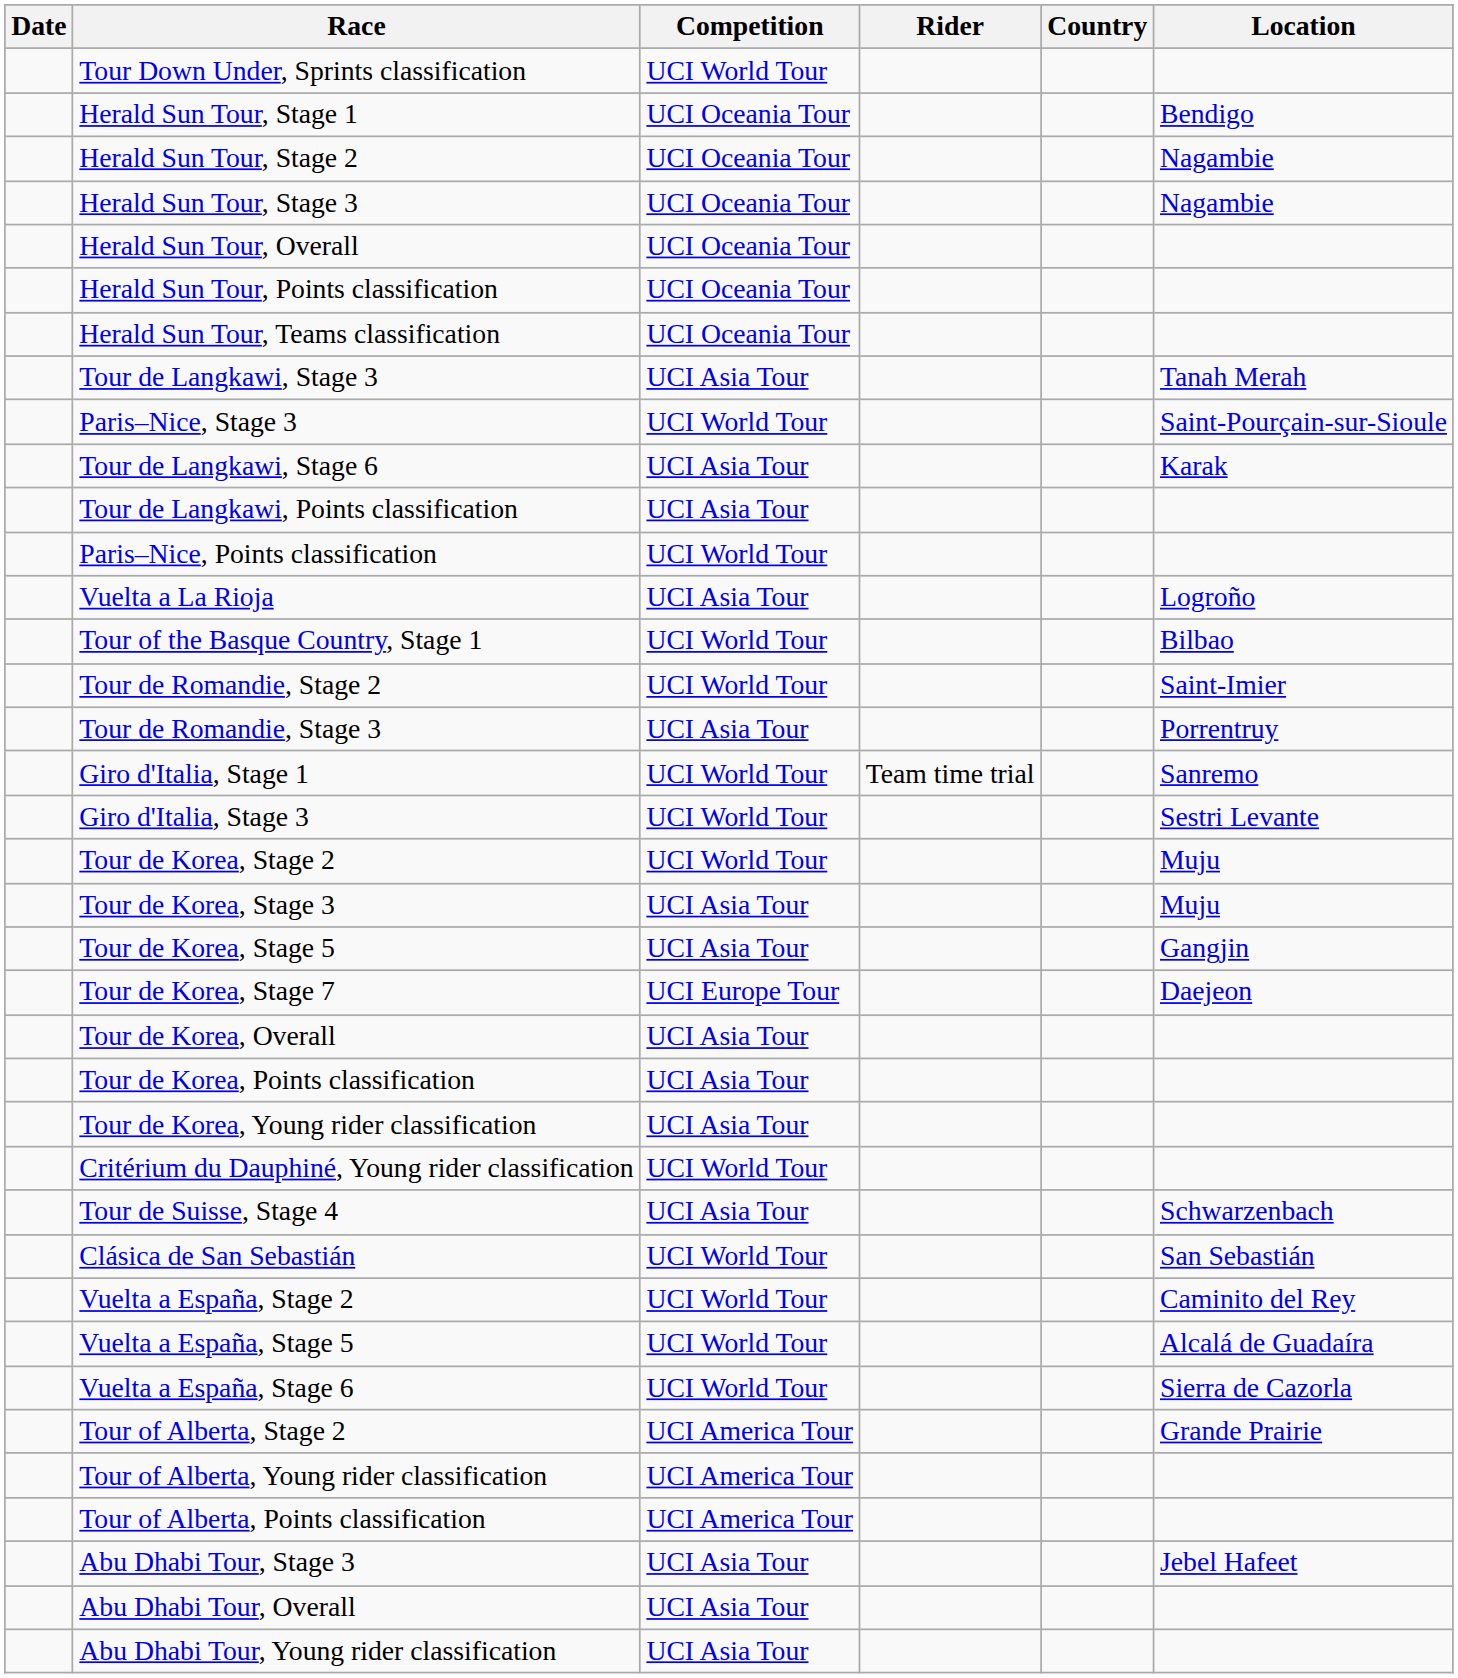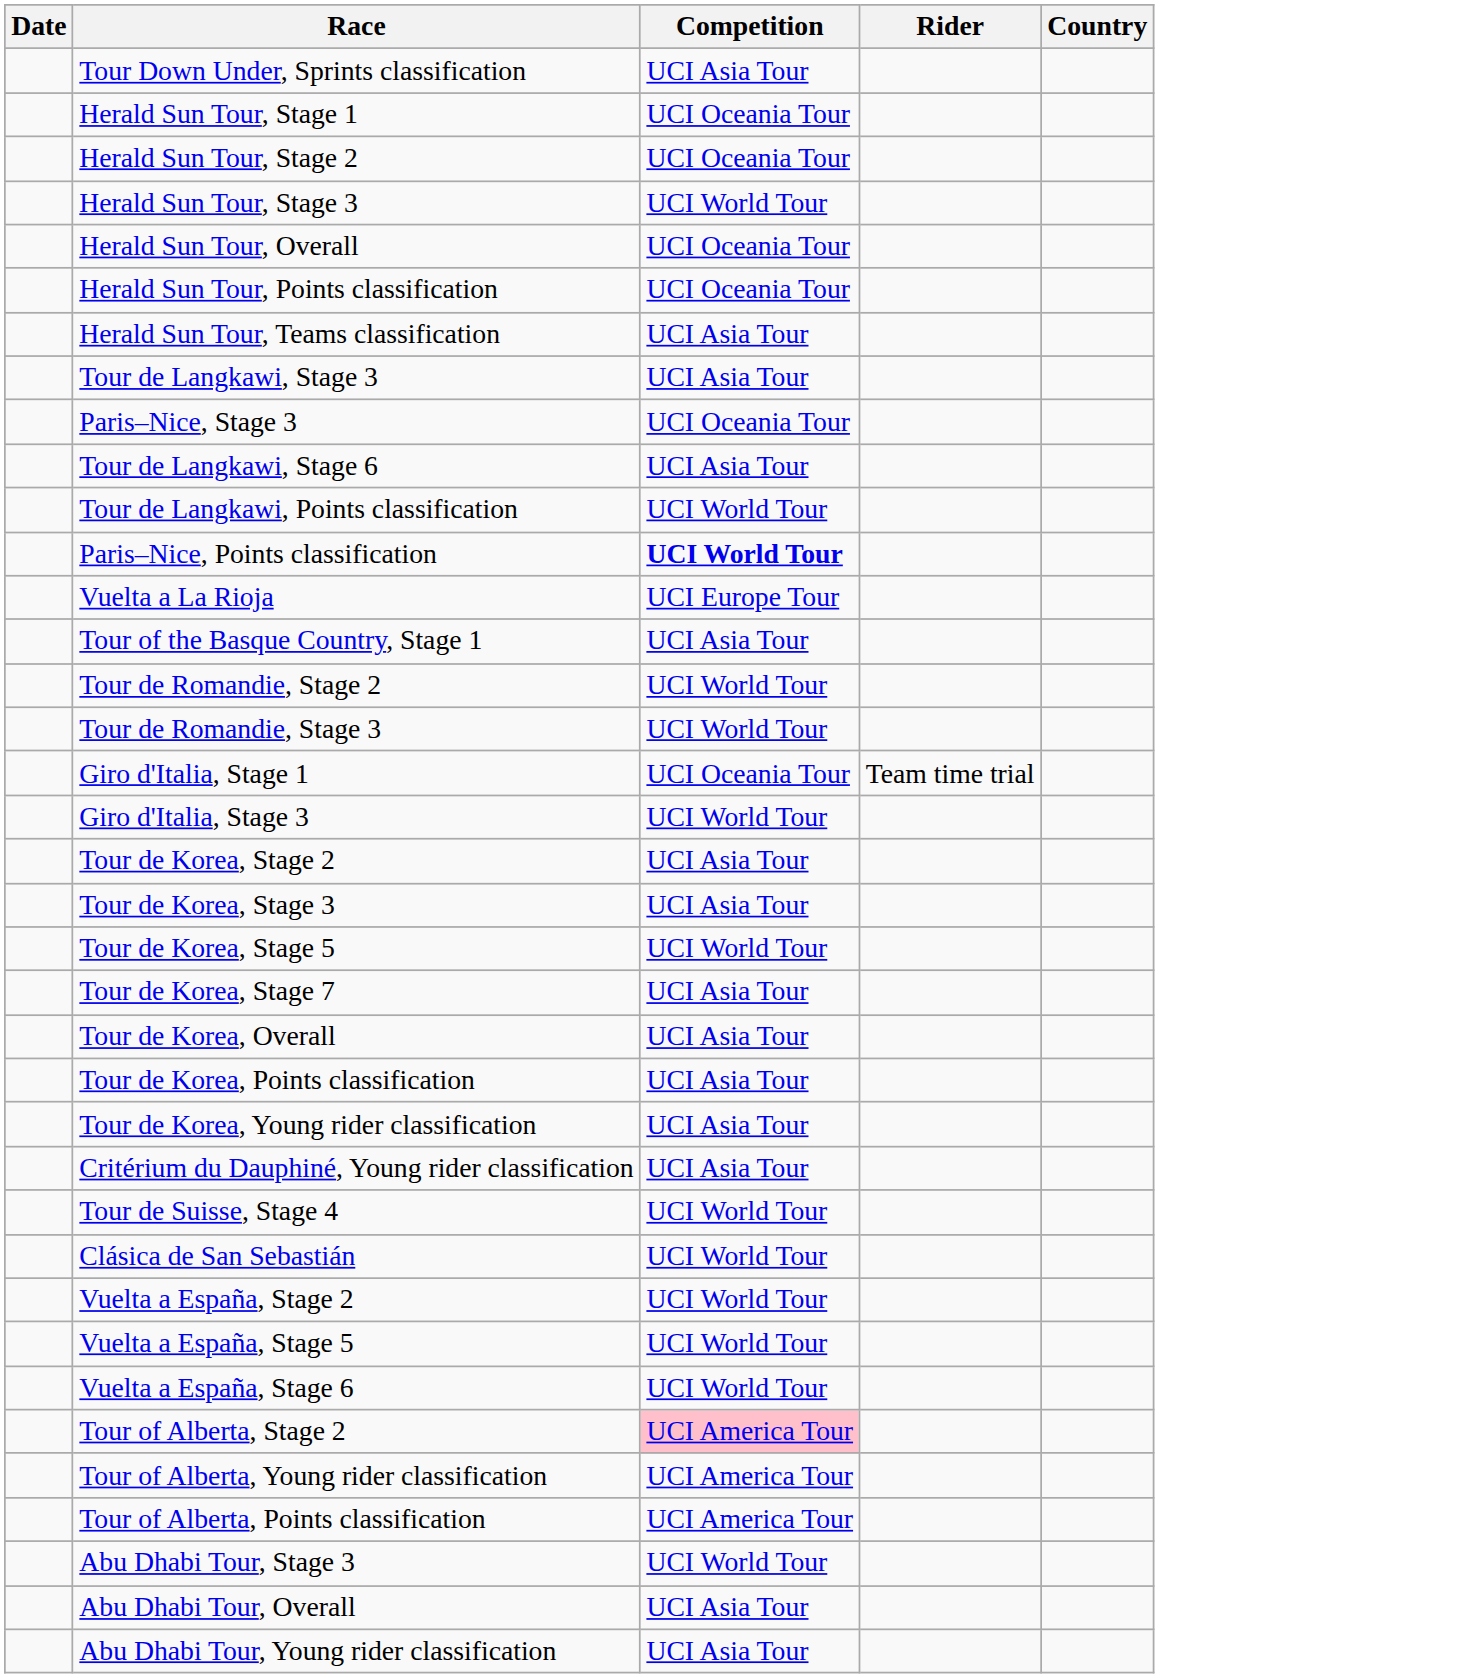- column: (1303, 26)
(737, 70) UCI World Tour -> (727, 70) UCI Asia Tour
(748, 202) UCI Oceania Tour -> (737, 202) UCI World Tour
(748, 333) UCI Oceania Tour -> (727, 333) UCI Asia Tour
(737, 421) UCI World Tour -> (748, 421) UCI Oceania Tour
(727, 509) UCI Asia Tour -> (737, 509) UCI World Tour
(737, 553) normal -> (745, 553) bold
(727, 597) UCI Asia Tour -> (743, 597) UCI Europe Tour
(737, 641) UCI World Tour -> (727, 641) UCI Asia Tour
(727, 728) UCI Asia Tour -> (737, 728) UCI World Tour
(737, 772) UCI World Tour -> (748, 772) UCI Oceania Tour
(737, 860) UCI World Tour -> (727, 860) UCI Asia Tour
(727, 948) UCI Asia Tour -> (737, 948) UCI World Tour
(743, 992) UCI Europe Tour -> (727, 992) UCI Asia Tour
(737, 1167) UCI World Tour -> (727, 1167) UCI Asia Tour
(727, 1211) UCI Asia Tour -> (737, 1211) UCI World Tour
(750, 1431) no background -> (750, 1431) pink background
(727, 1562) UCI Asia Tour -> (737, 1562) UCI World Tour
